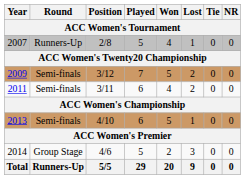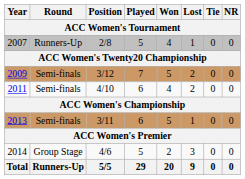(105, 89) 3/11 -> (105, 89) 4/10
(105, 120) 4/10 -> (105, 120) 3/11
